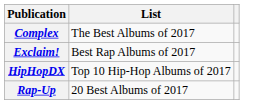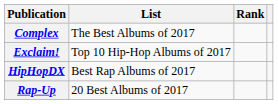+ column: (250, 14)
(133, 52) Best Rap Albums of 2017 -> (151, 52) Top 10 Hip-Hop Albums of 2017
(151, 71) Top 10 Hip-Hop Albums of 2017 -> (133, 71) Best Rap Albums of 2017
